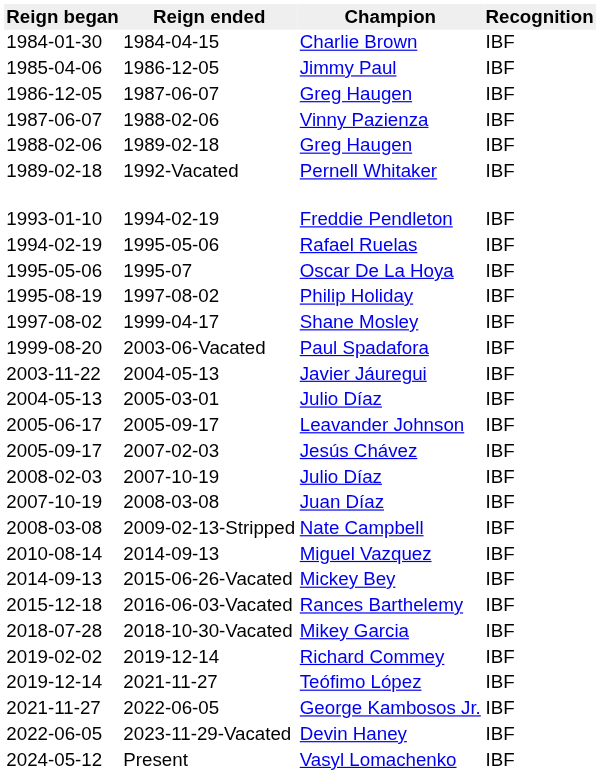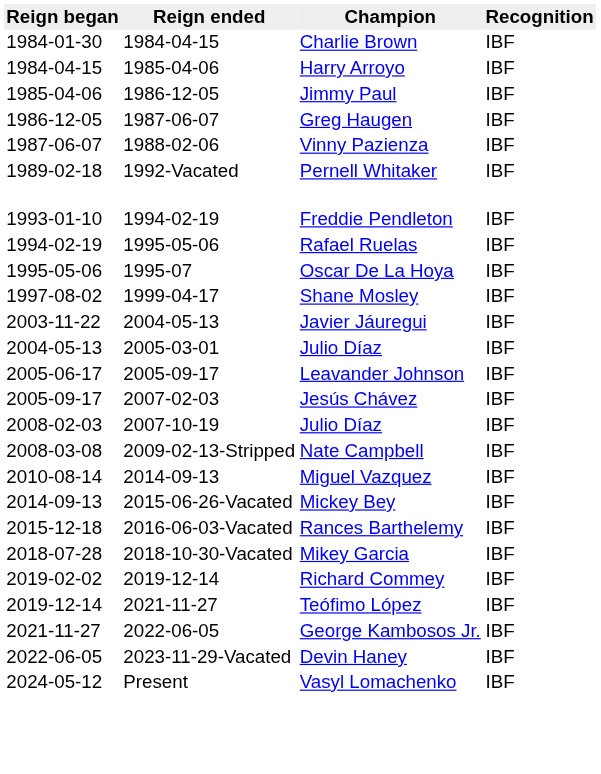+ row: (54, 68)
- row: (54, 145)
- row: (54, 296)
- row: (54, 347)
- row: (54, 502)
